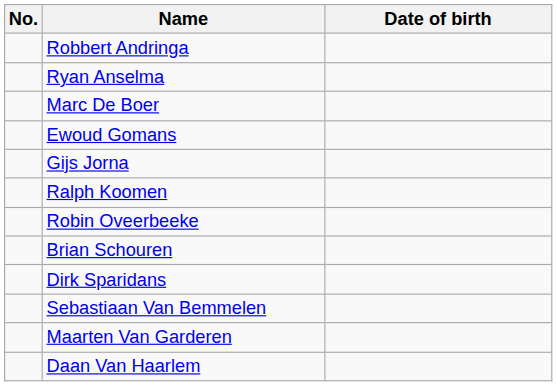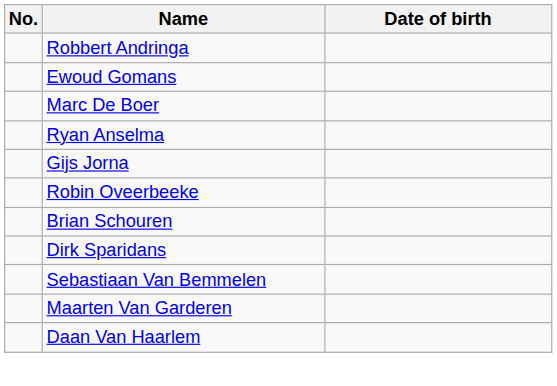rows swapped: (105, 76) <-> (111, 134)
- row: (107, 192)
